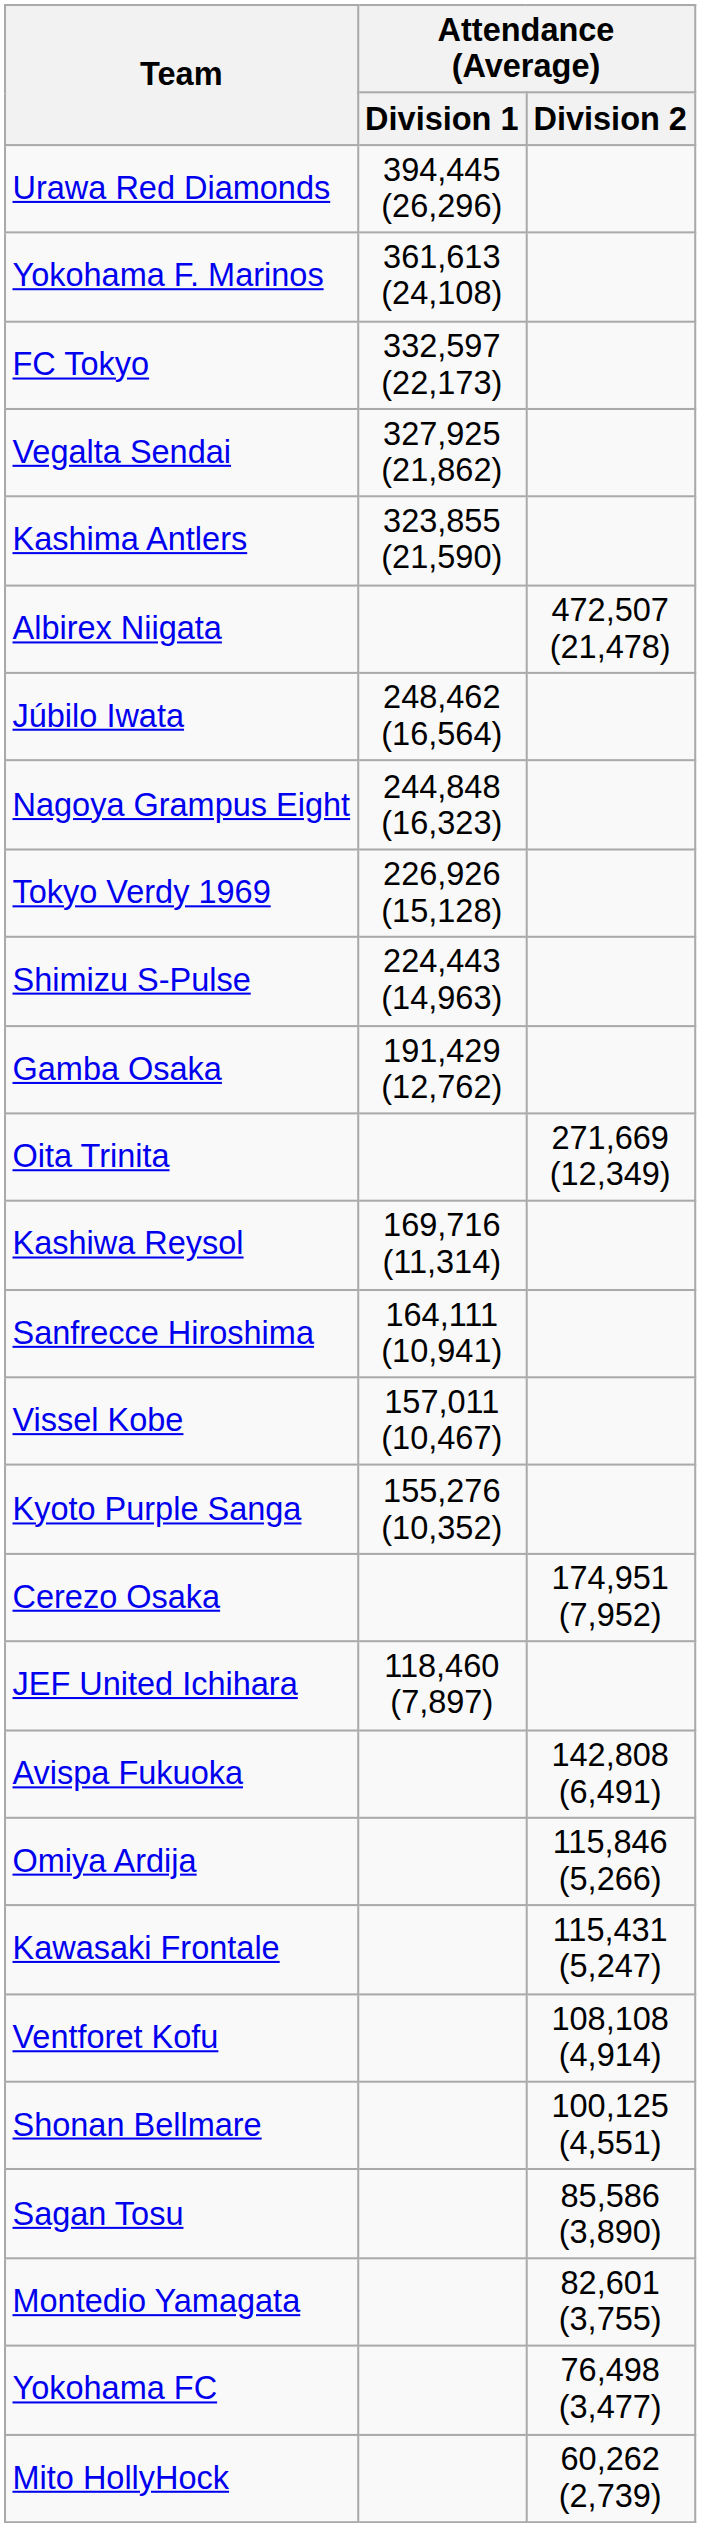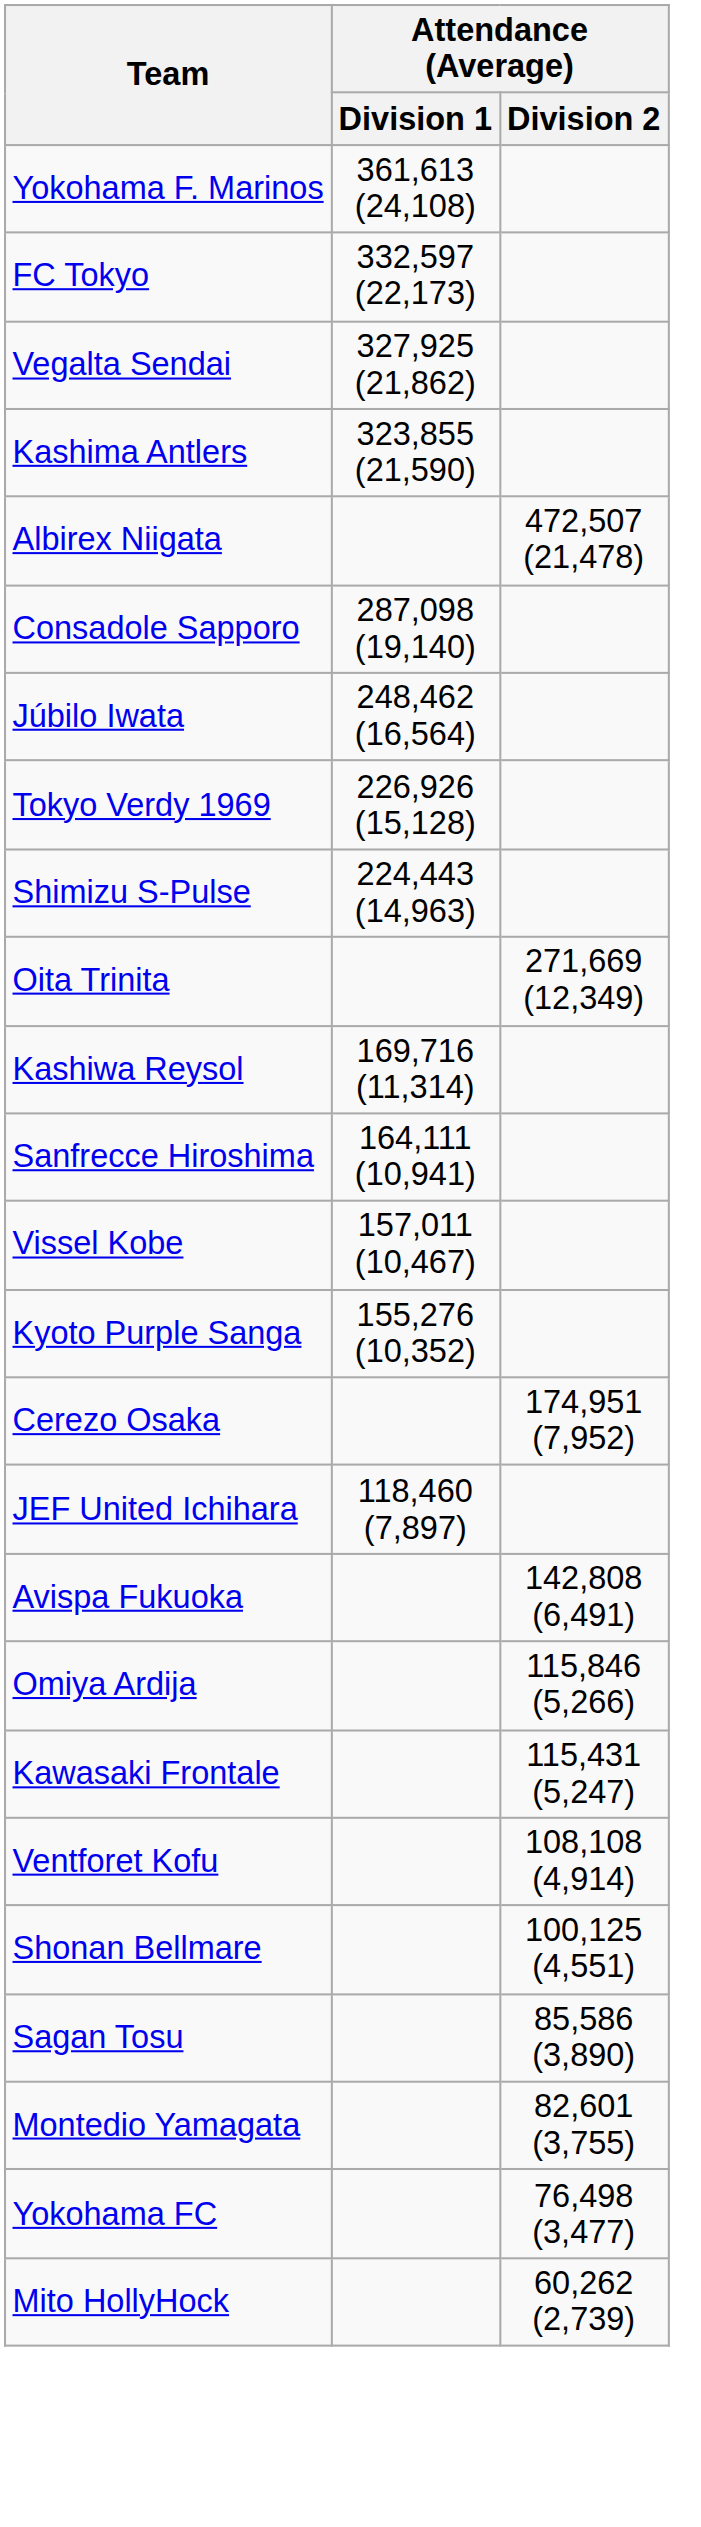- row: (171, 188)
+ row: (156, 628)
- row: (181, 804)
- row: (117, 1068)
